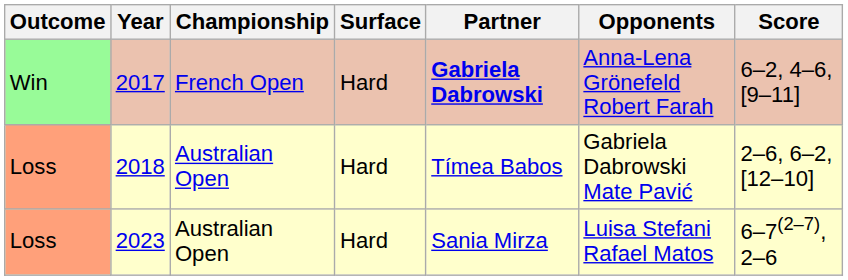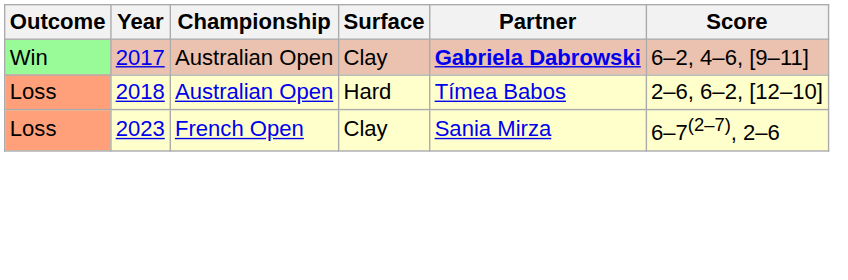- column: (657, 22)
(239, 81) French Open -> (254, 57) Australian Open
(364, 81) Hard -> (366, 57) Clay
(224, 241) Australian Open -> (239, 130) French Open
(364, 241) Hard -> (366, 130) Clay
